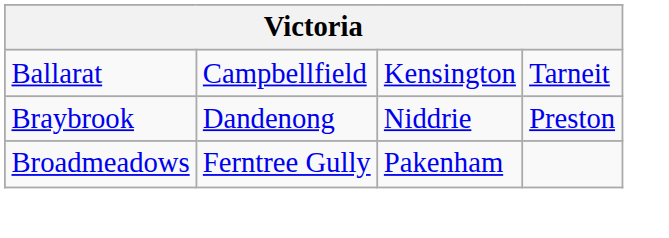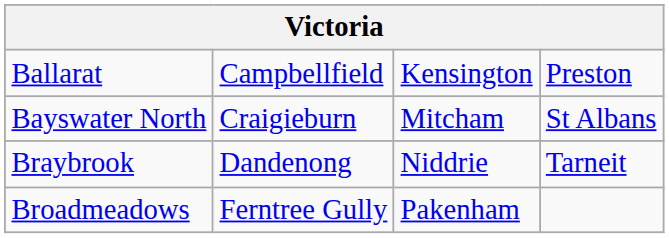(569, 72) Tarneit -> (589, 72) Preston
+ row: (109, 118)
(572, 118) Preston -> (586, 163) Tarneit
